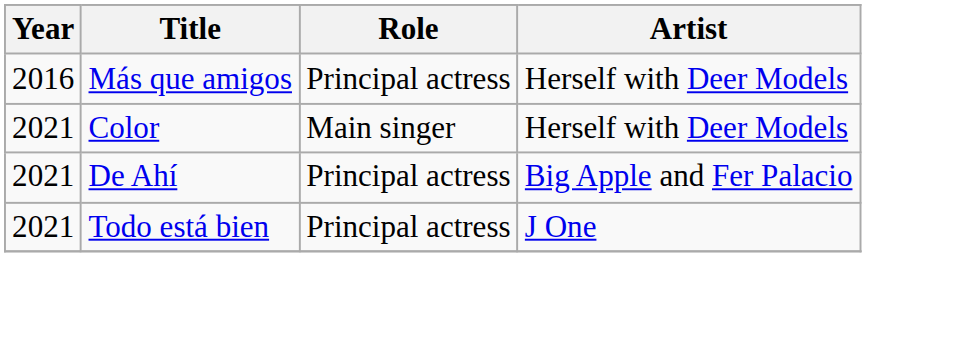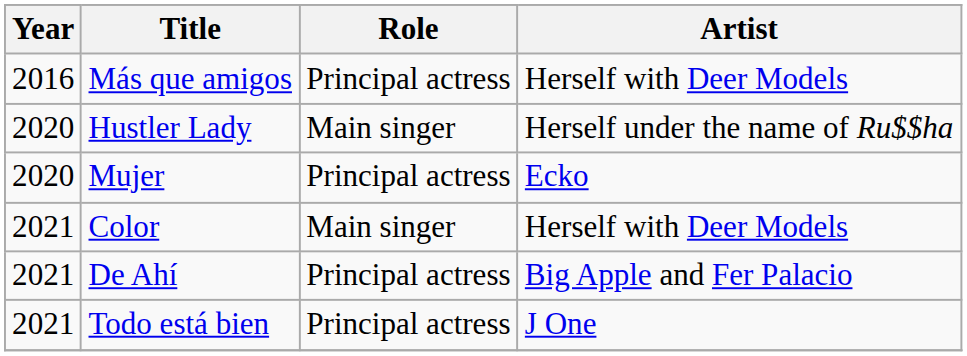+ row: (170, 127)
+ row: (126, 176)
